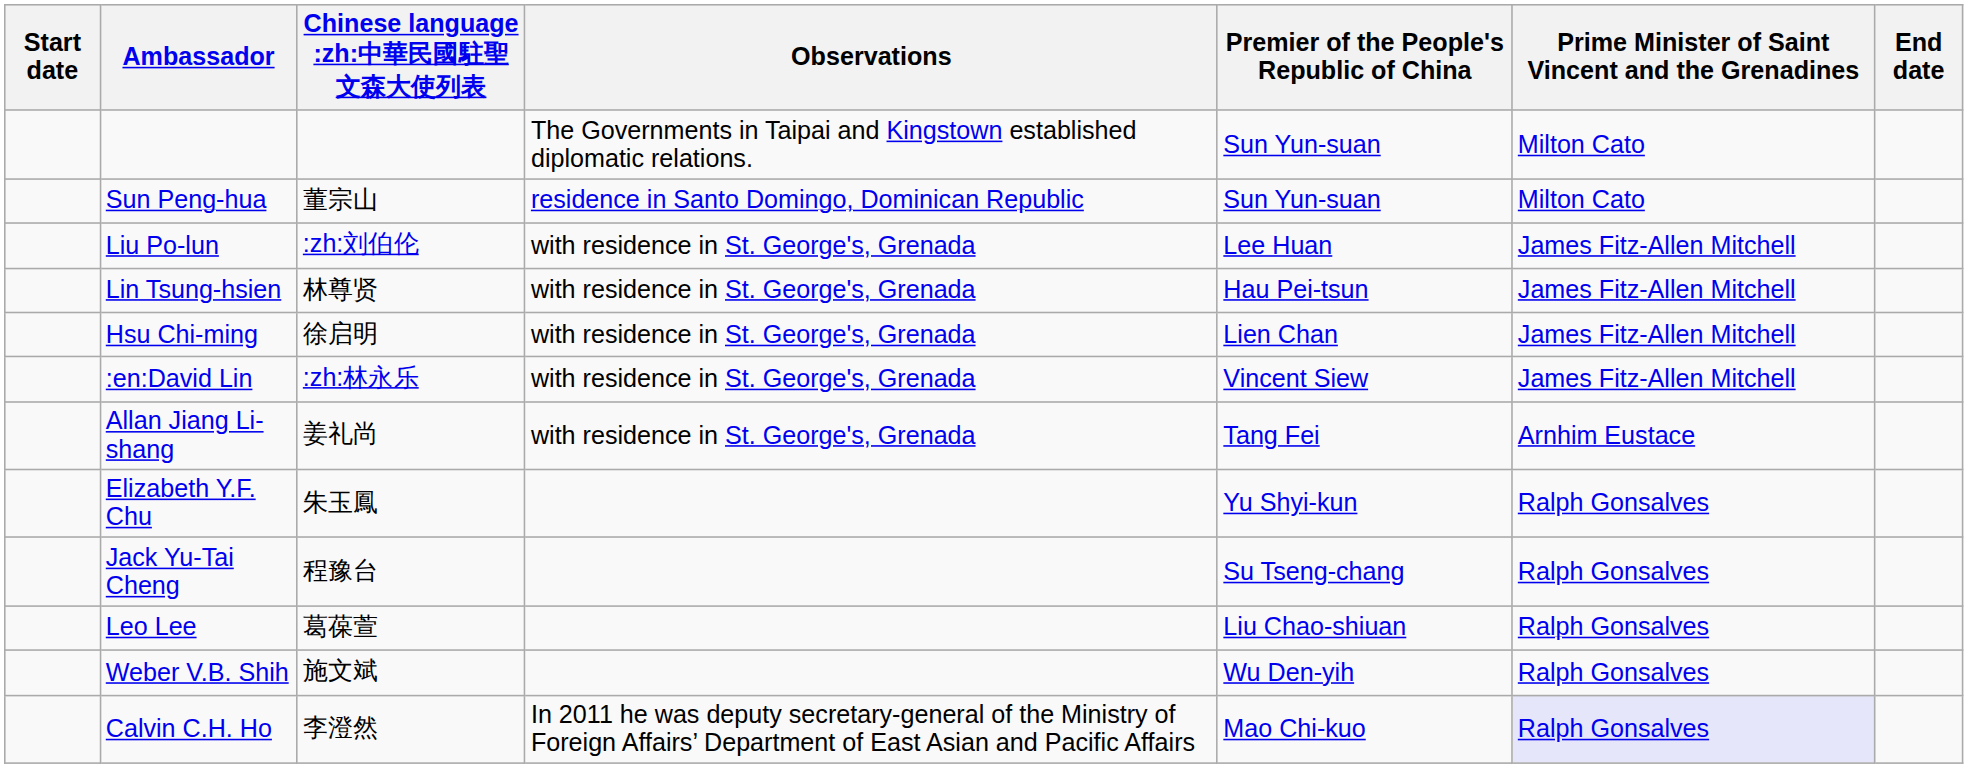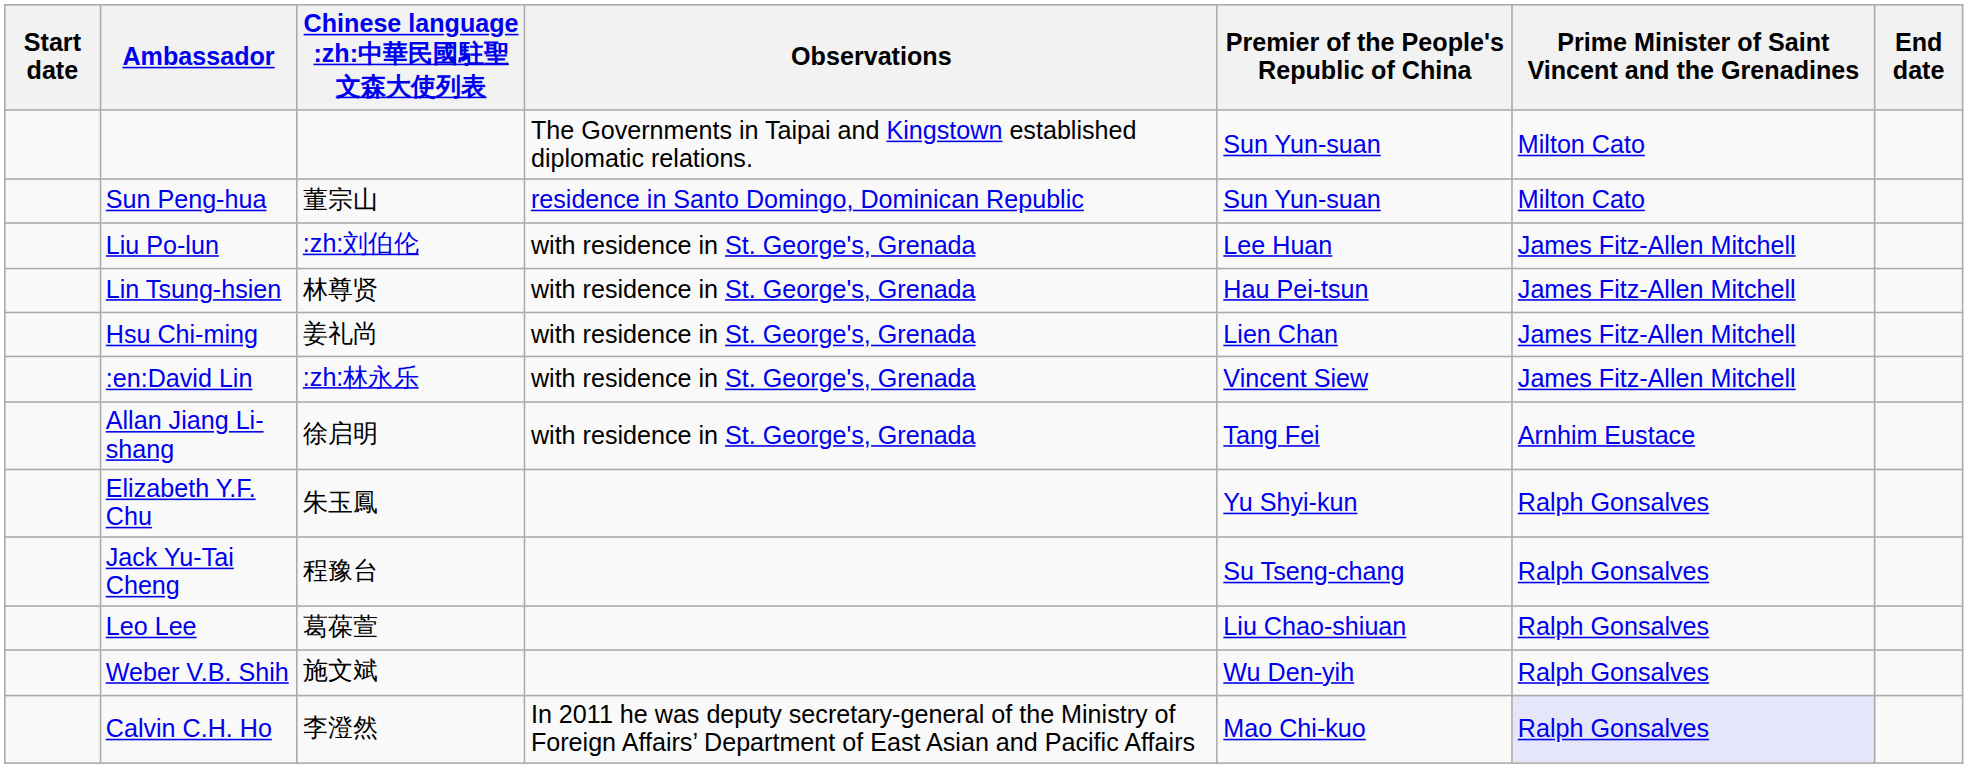(341, 333) 徐启明 -> (341, 333) 姜礼尚
(341, 434) 姜礼尚 -> (341, 434) 徐启明
